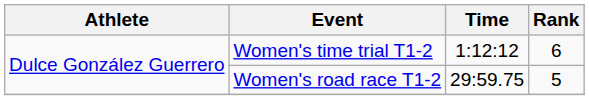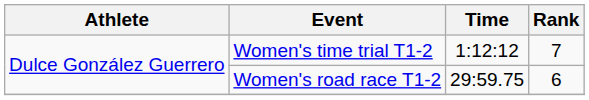(556, 50) 6 -> (556, 50) 7
(556, 80) 5 -> (556, 80) 6
